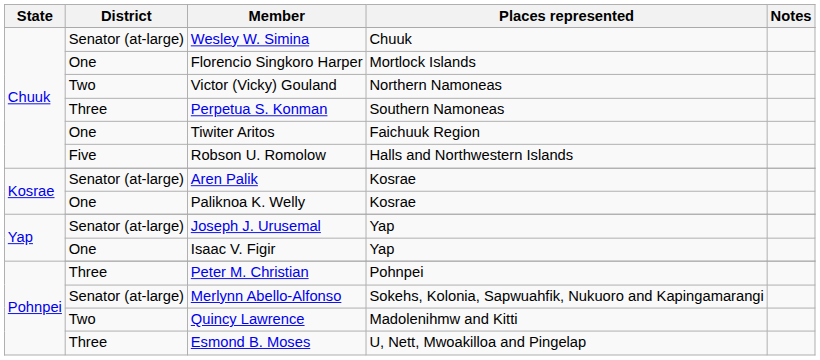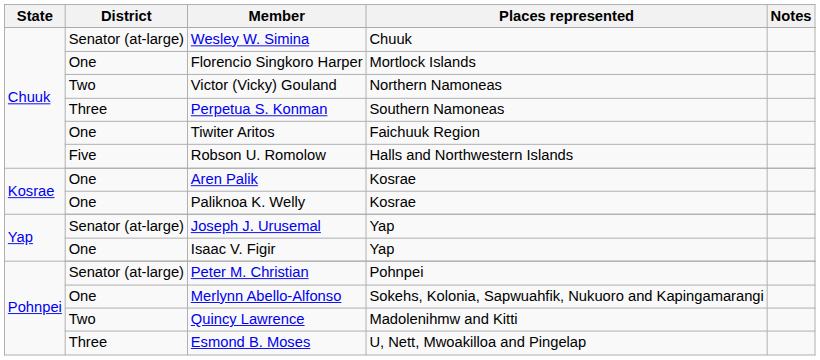(126, 179) Senator (at-large) -> (83, 179) One
(88, 272) Three -> (126, 272) Senator (at-large)
(126, 296) Senator (at-large) -> (83, 296) One
